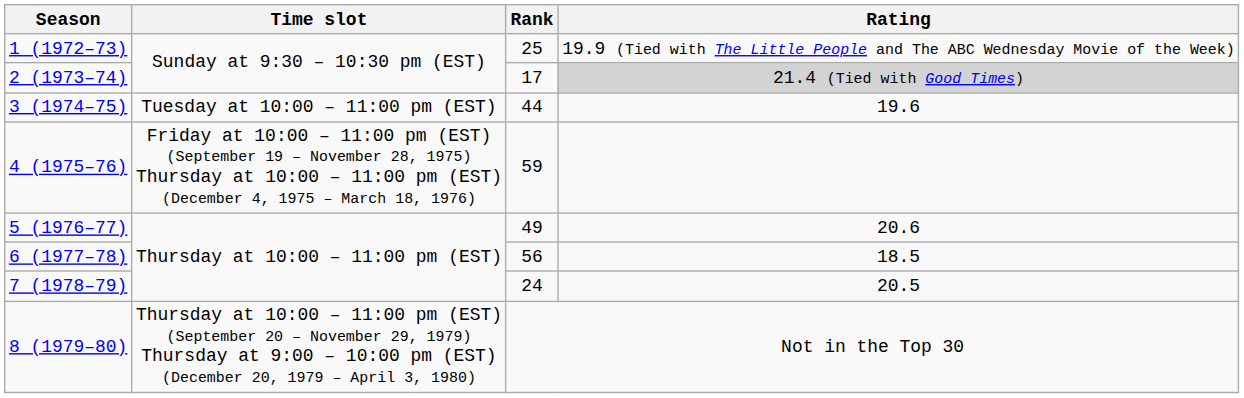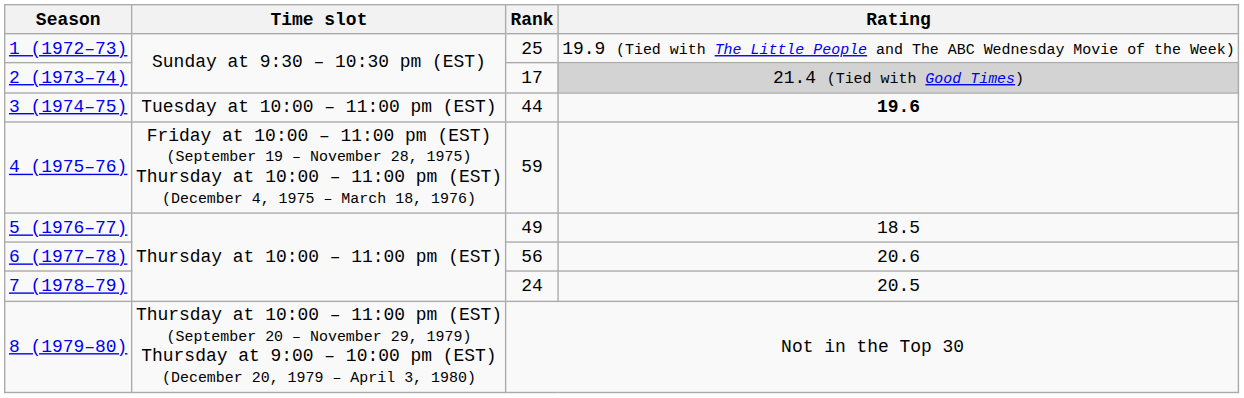(898, 107) normal -> (898, 107) bold
(898, 228) 20.6 -> (898, 228) 18.5
(898, 257) 18.5 -> (898, 257) 20.6
